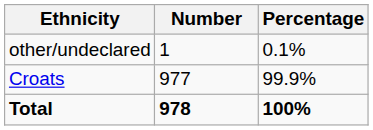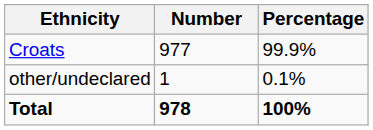rows swapped: (37, 79) <-> (80, 49)
